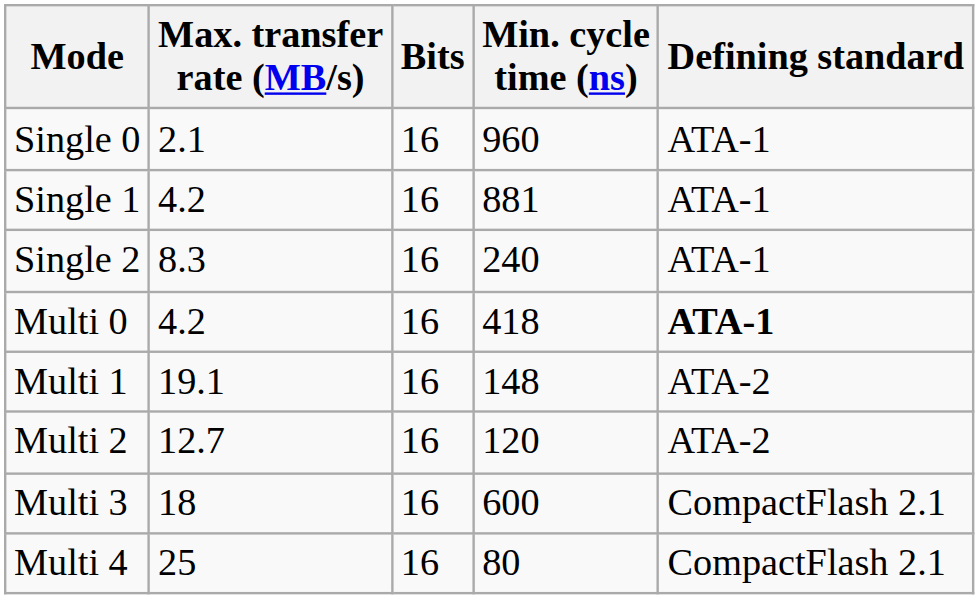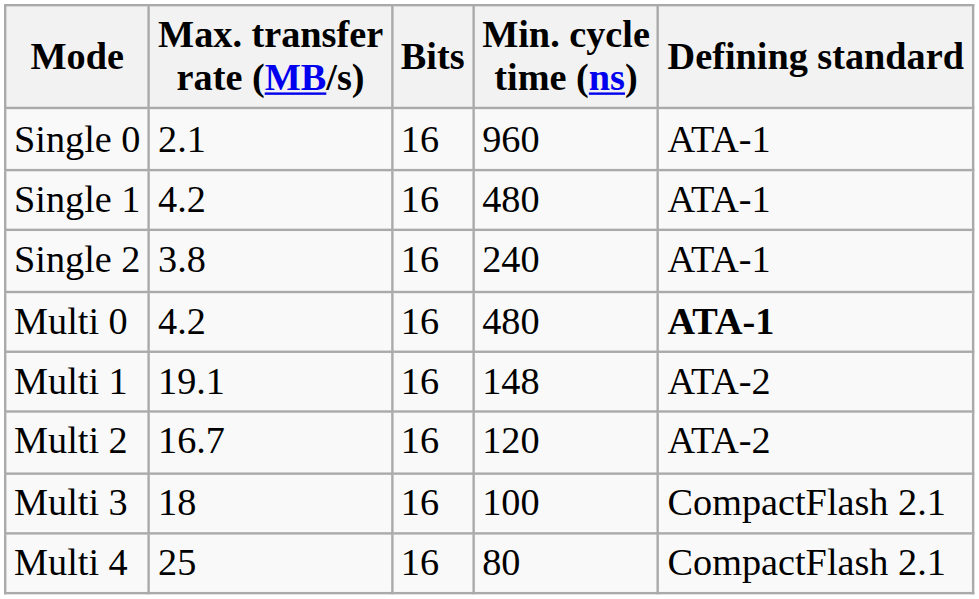(511, 199) 881 -> (511, 199) 480
(182, 259) 8.3 -> (182, 259) 3.8
(511, 320) 418 -> (511, 320) 480
(192, 441) 12.7 -> (192, 441) 16.7
(511, 502) 600 -> (511, 502) 100
